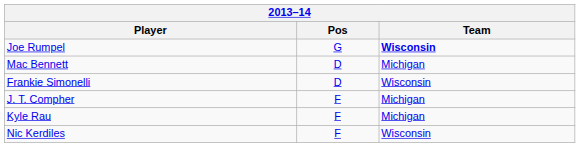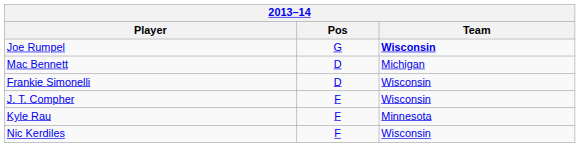(403, 99) Michigan -> (406, 99) Wisconsin
(403, 116) Michigan -> (406, 116) Minnesota
